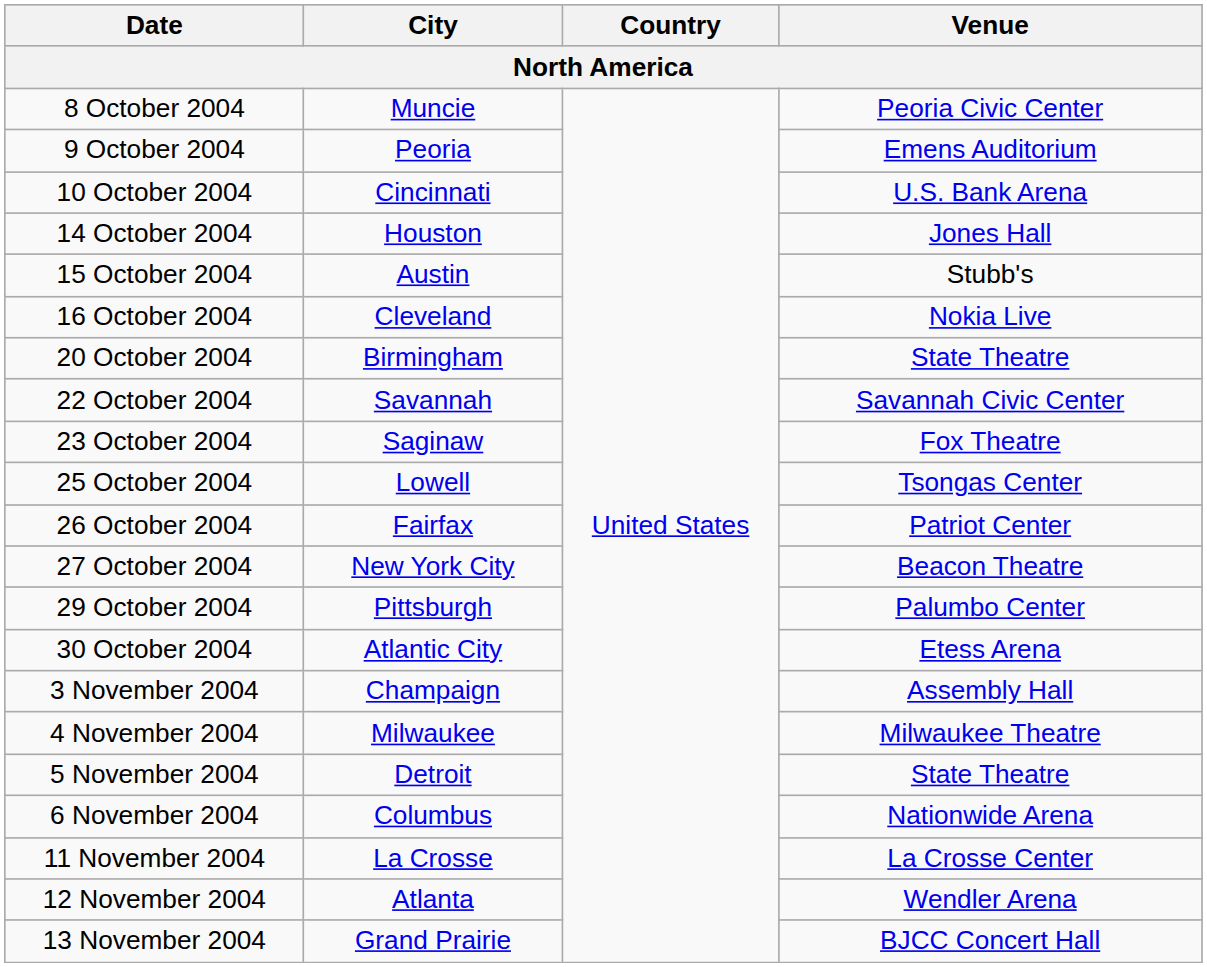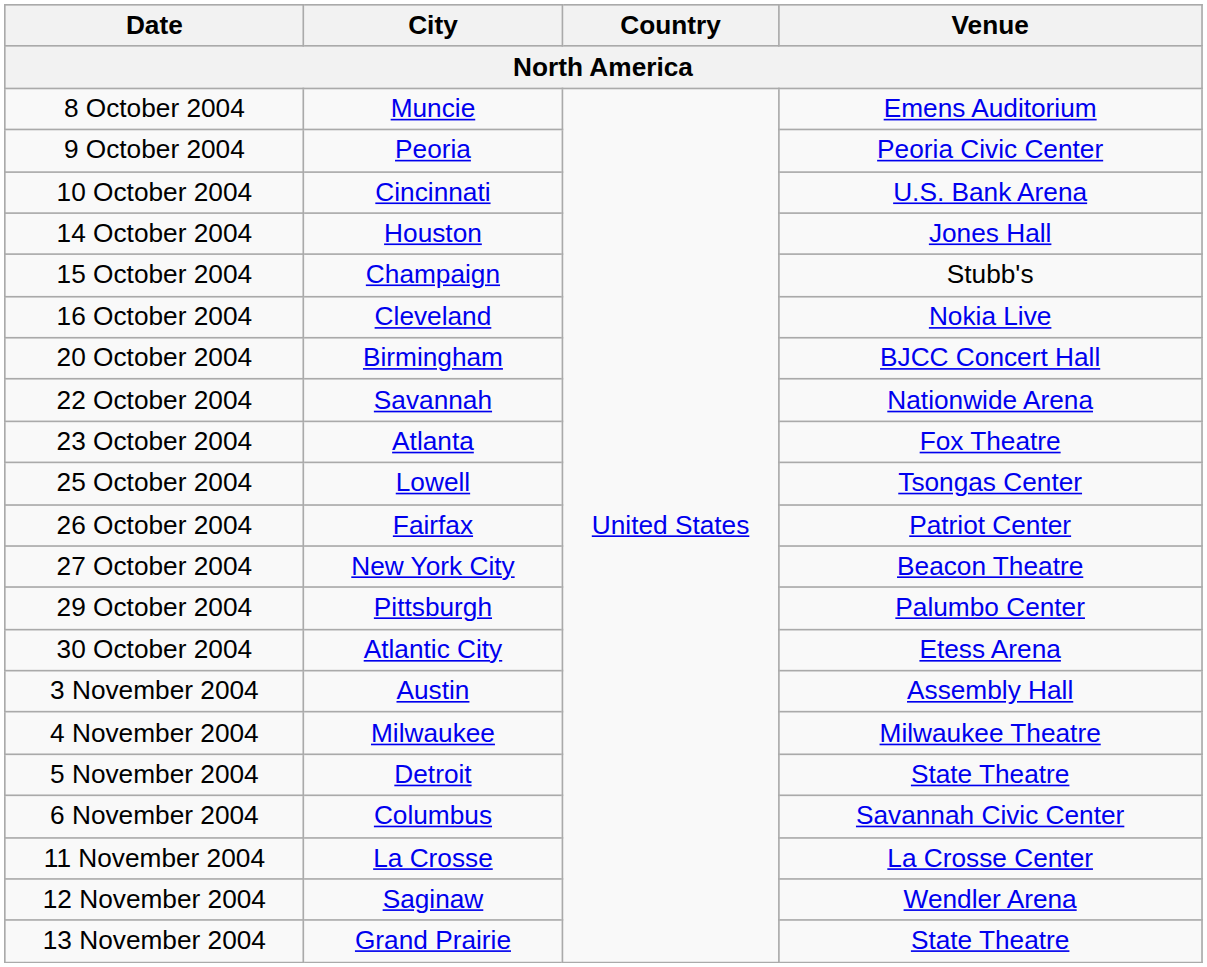(990, 108) Peoria Civic Center -> (990, 108) Emens Auditorium
(990, 150) Emens Auditorium -> (990, 150) Peoria Civic Center
(433, 274) Austin -> (433, 274) Champaign
(990, 358) State Theatre -> (990, 358) BJCC Concert Hall
(990, 399) Savannah Civic Center -> (990, 399) Nationwide Arena
(433, 441) Saginaw -> (433, 441) Atlanta
(433, 691) Champaign -> (433, 691) Austin
(990, 815) Nationwide Arena -> (990, 815) Savannah Civic Center
(433, 899) Atlanta -> (433, 899) Saginaw
(990, 940) BJCC Concert Hall -> (990, 940) State Theatre
